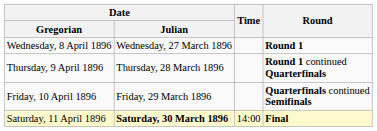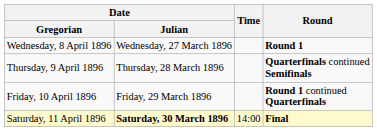(306, 68) Round 1 continued Quarterfinals -> (317, 68) Quarterfinals continued Semifinals
(317, 96) Quarterfinals continued Semifinals -> (306, 96) Round 1 continued Quarterfinals
